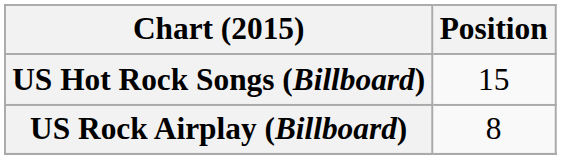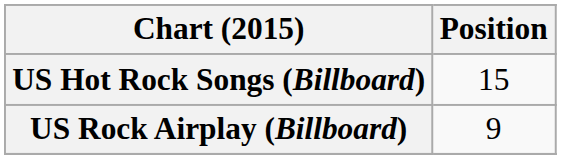(494, 128) 8 -> (494, 128) 9
